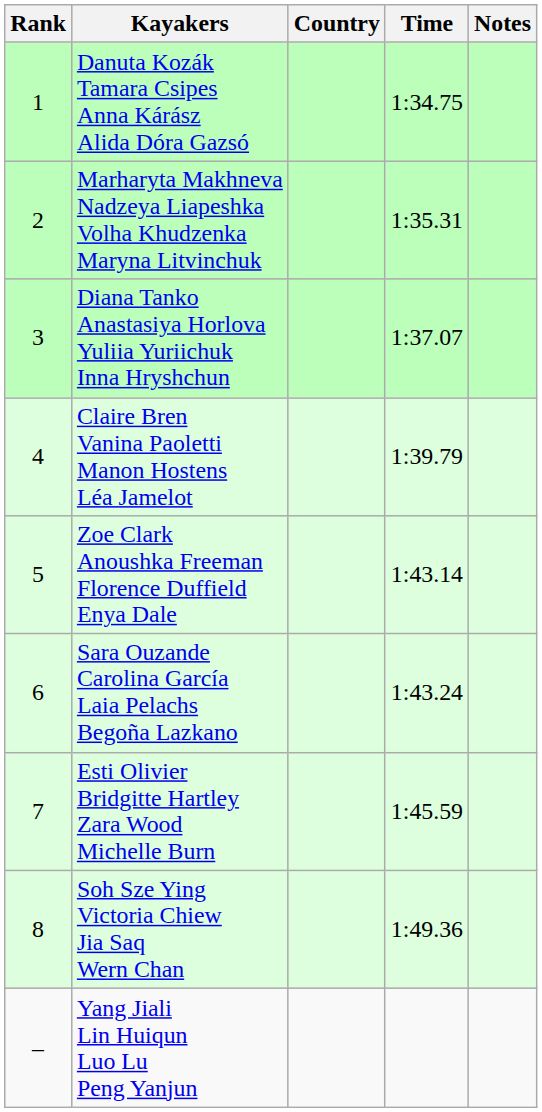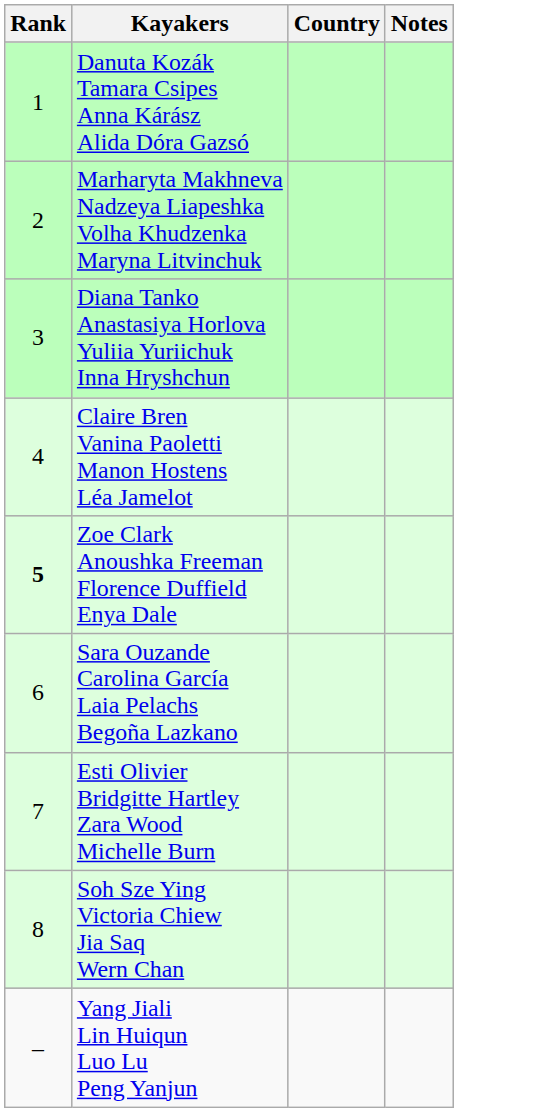- column: (427, 23)
(38, 574) normal -> (38, 574) bold
